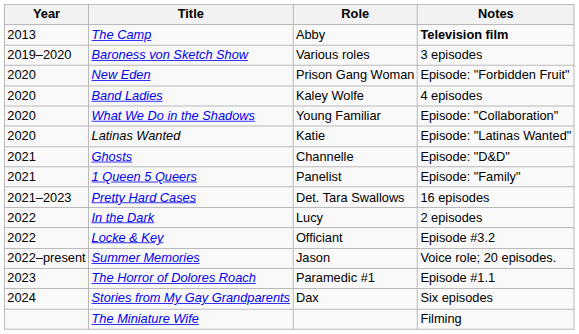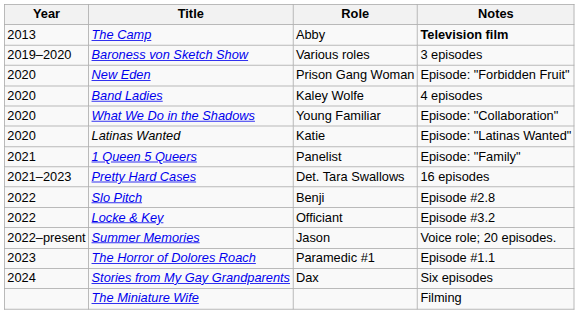- row: (112, 156)
+ row: (117, 197)
- row: (123, 217)
